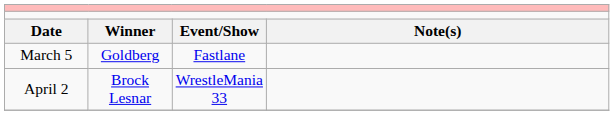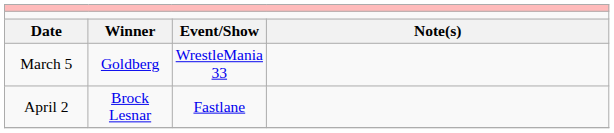(219, 55) Fastlane -> (219, 64) WrestleMania 33
(219, 89) WrestleMania 33 -> (219, 106) Fastlane
